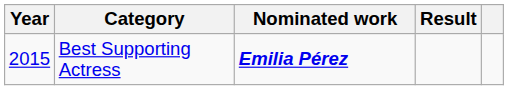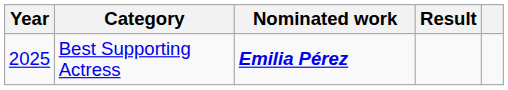(30, 59) 2015 -> (30, 59) 2025
